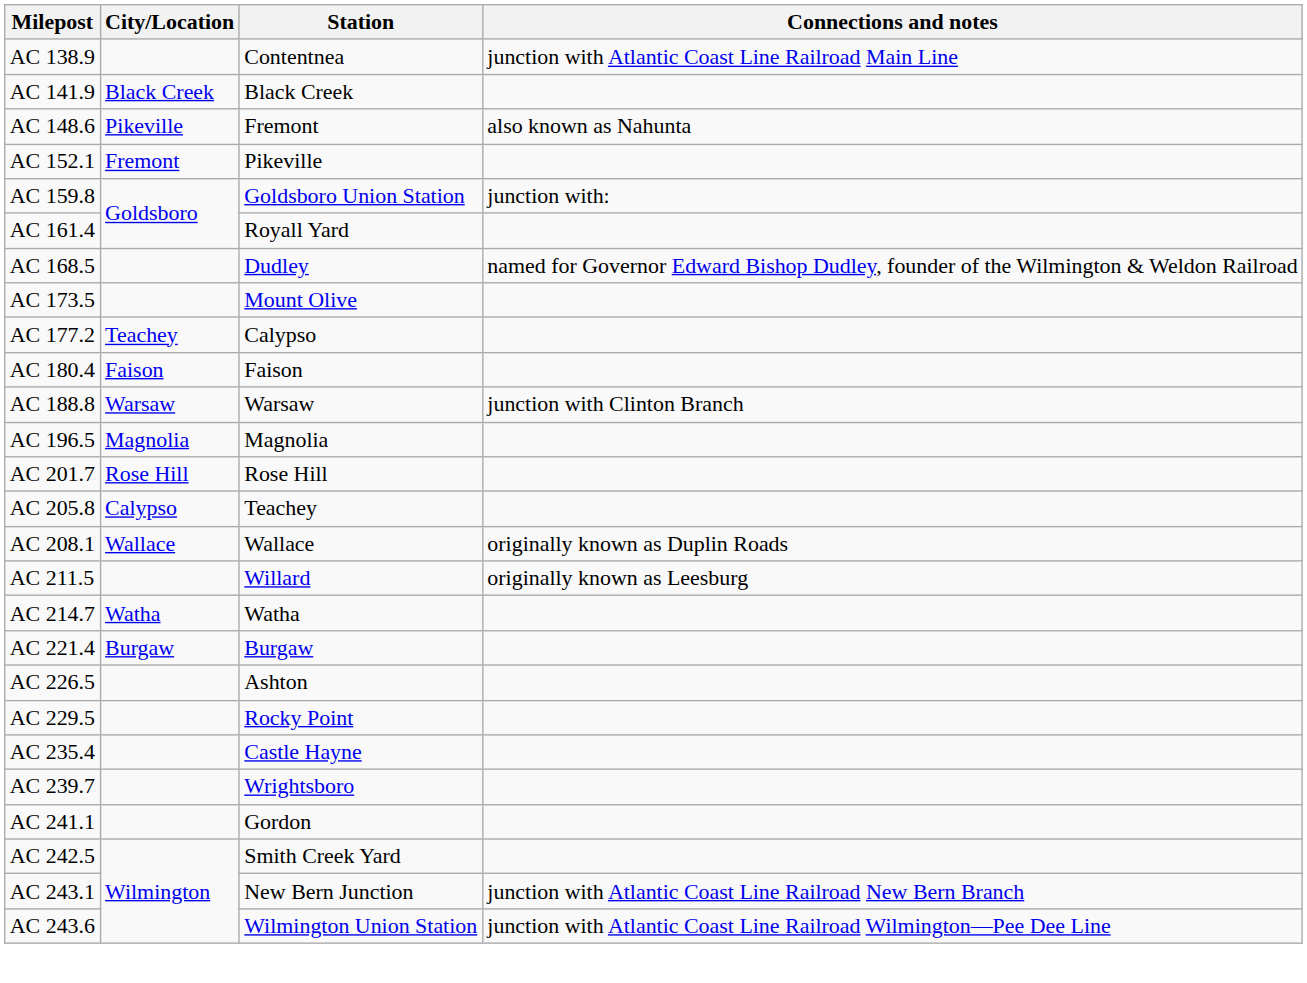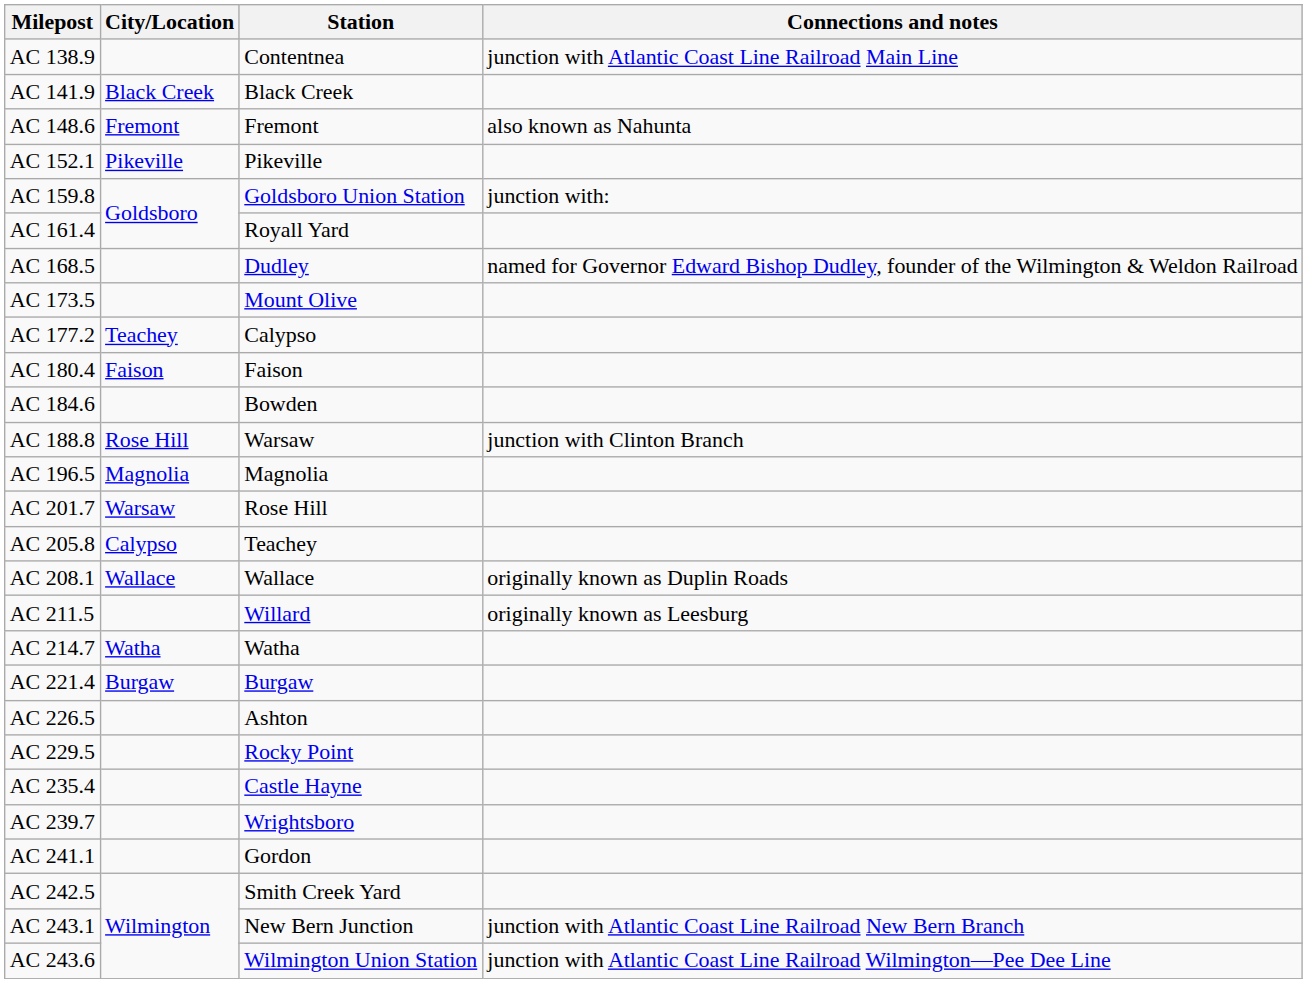(144, 126) Pikeville -> (142, 126) Fremont
(142, 160) Fremont -> (144, 160) Pikeville
+ row: (52, 404)
(140, 404) Warsaw -> (147, 439) Rose Hill
(147, 473) Rose Hill -> (140, 508) Warsaw
